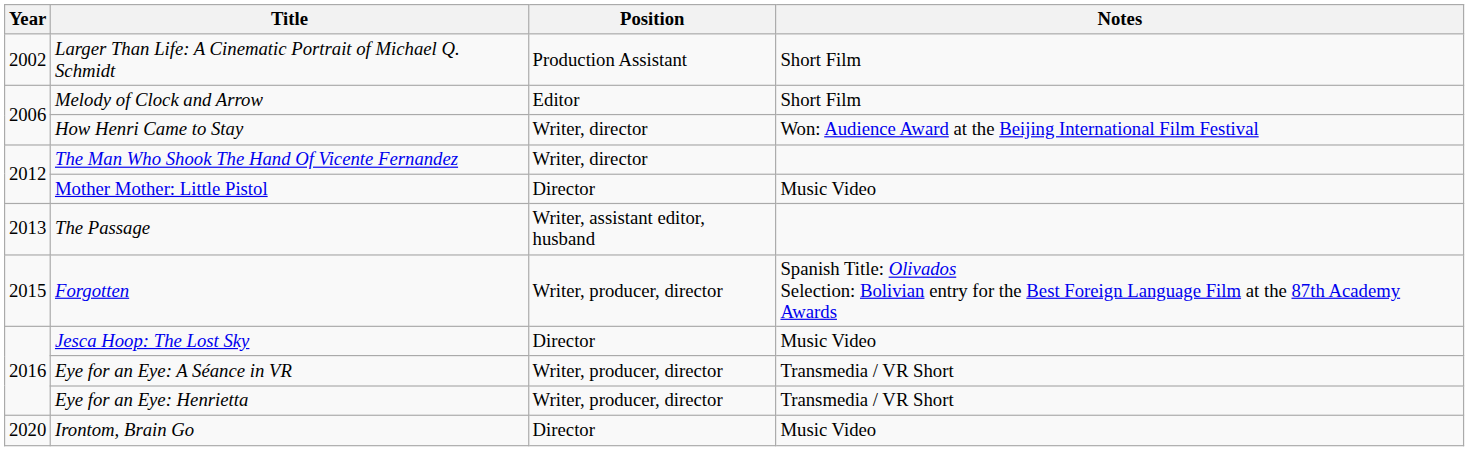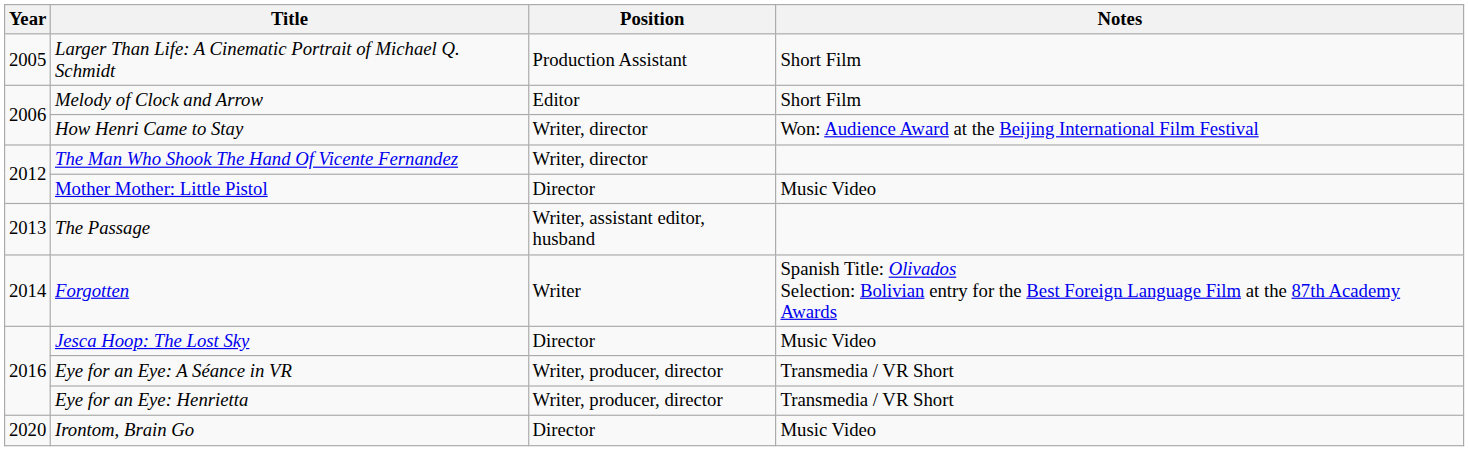(28, 59) 2002 -> (28, 59) 2005
(28, 290) 2015 -> (28, 290) 2014
(628, 290) Writer, producer, director -> (557, 290) Writer
